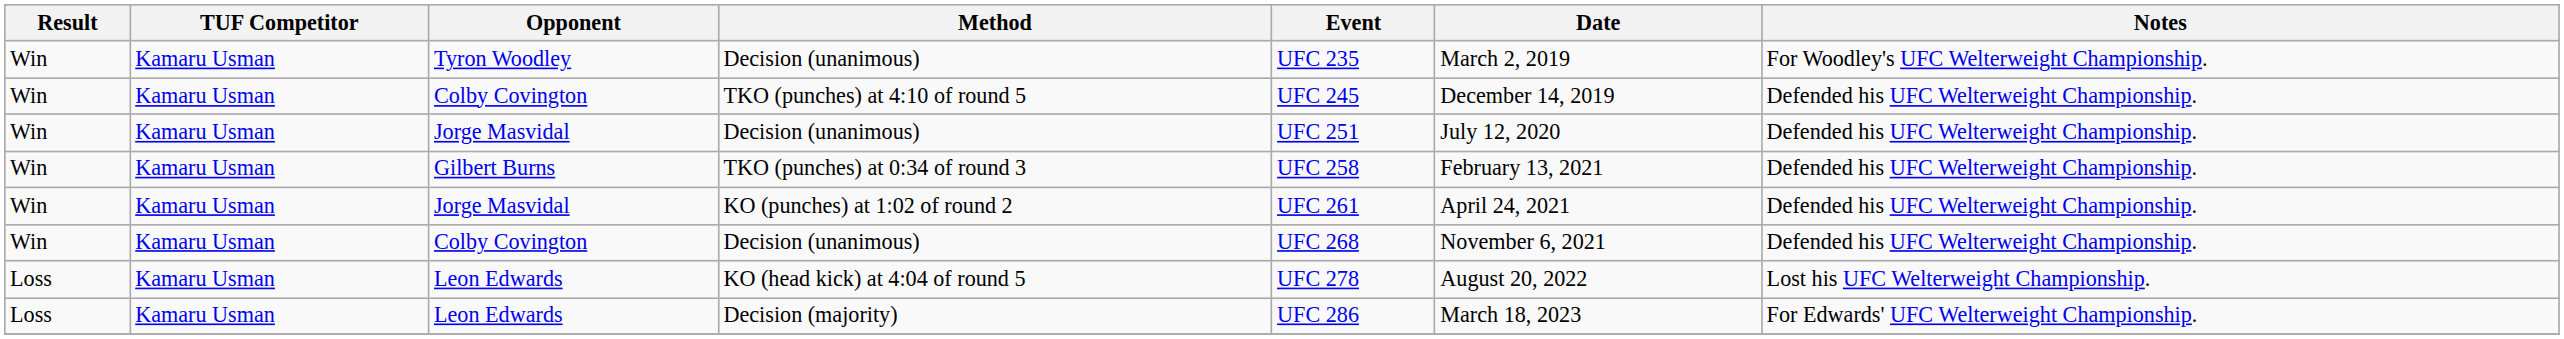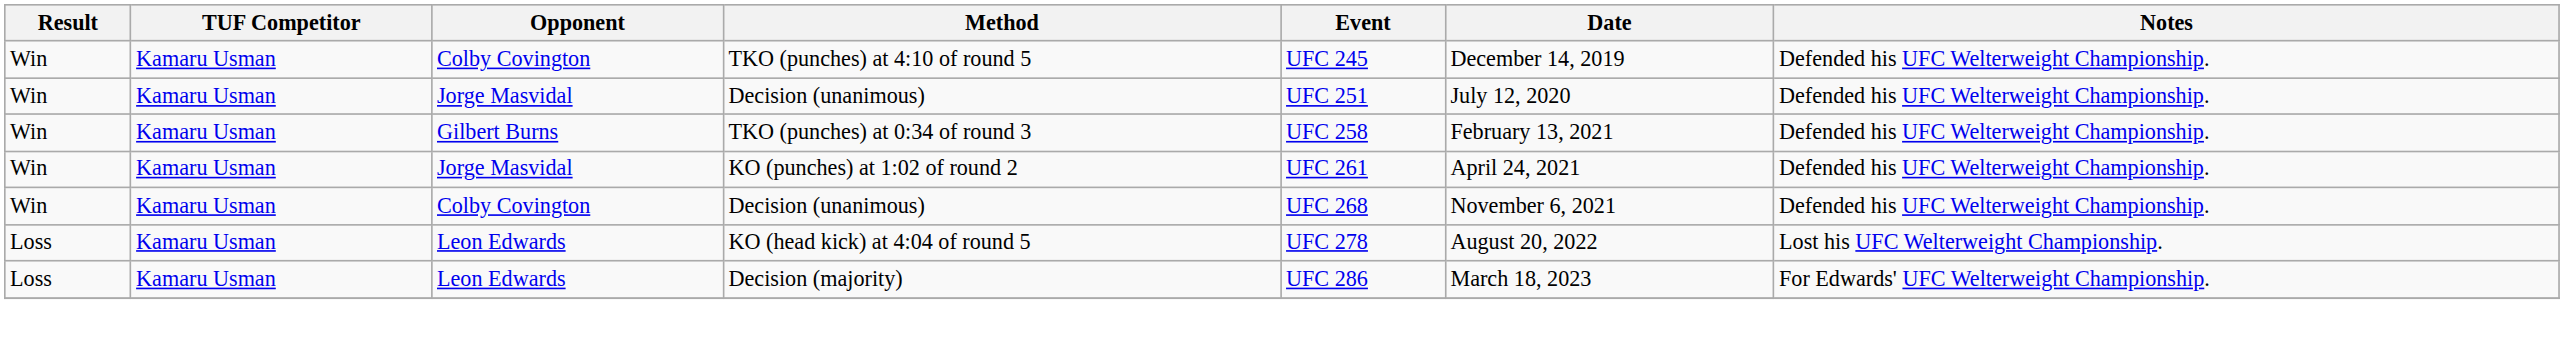- row: (503, 58)
